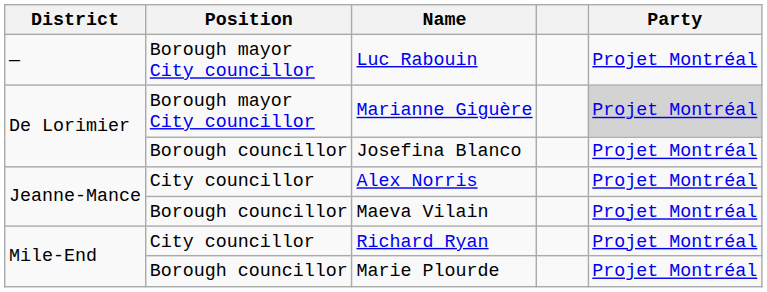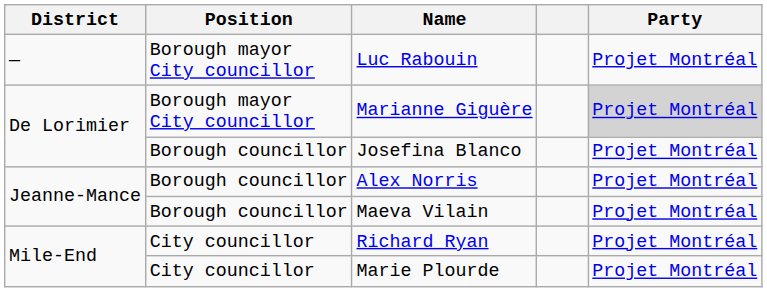(232, 181) City councillor -> (249, 181) Borough councillor
(249, 271) Borough councillor -> (232, 271) City councillor
